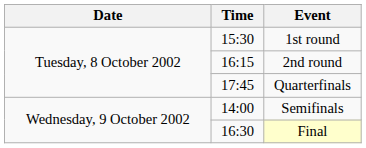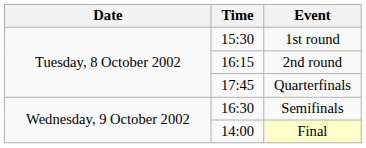(237, 108) 14:00 -> (237, 108) 16:30
(237, 131) 16:30 -> (237, 131) 14:00
